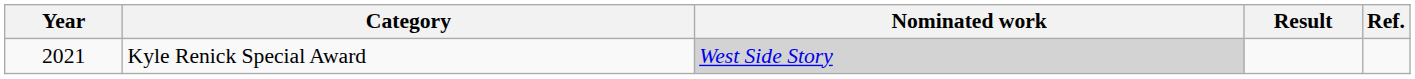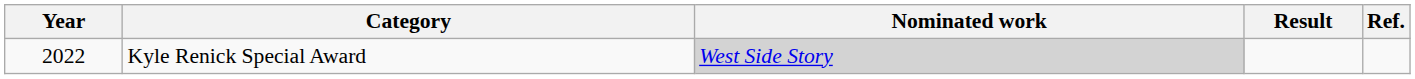(64, 55) 2021 -> (64, 55) 2022
